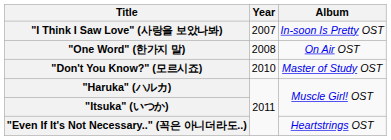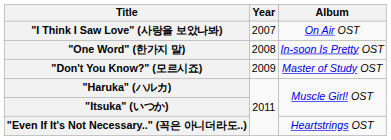(332, 31) In-soon Is Pretty OST -> (332, 31) On Air OST
(332, 50) On Air OST -> (332, 50) In-soon Is Pretty OST
(264, 69) 2010 -> (264, 69) 2009
